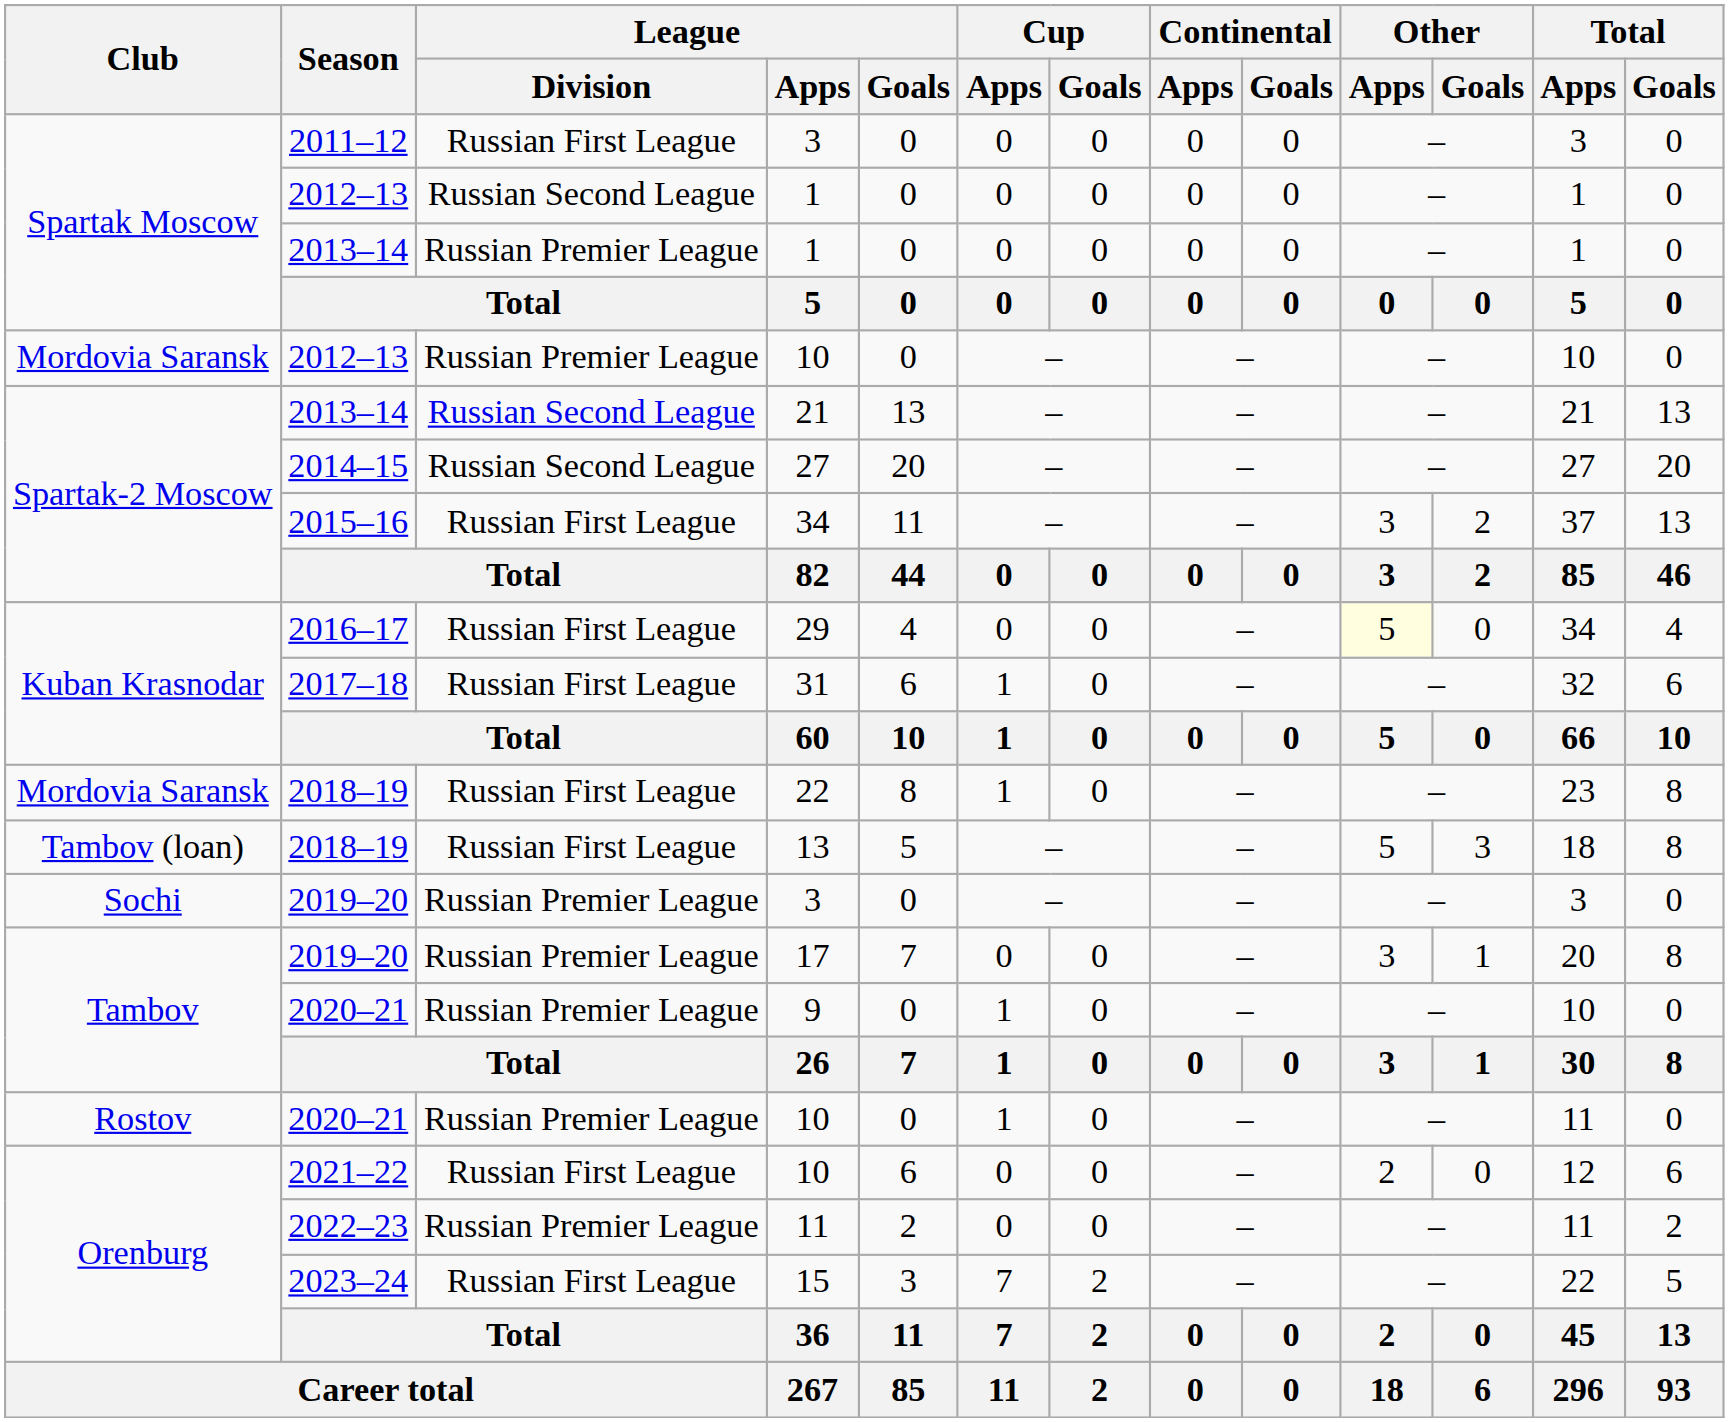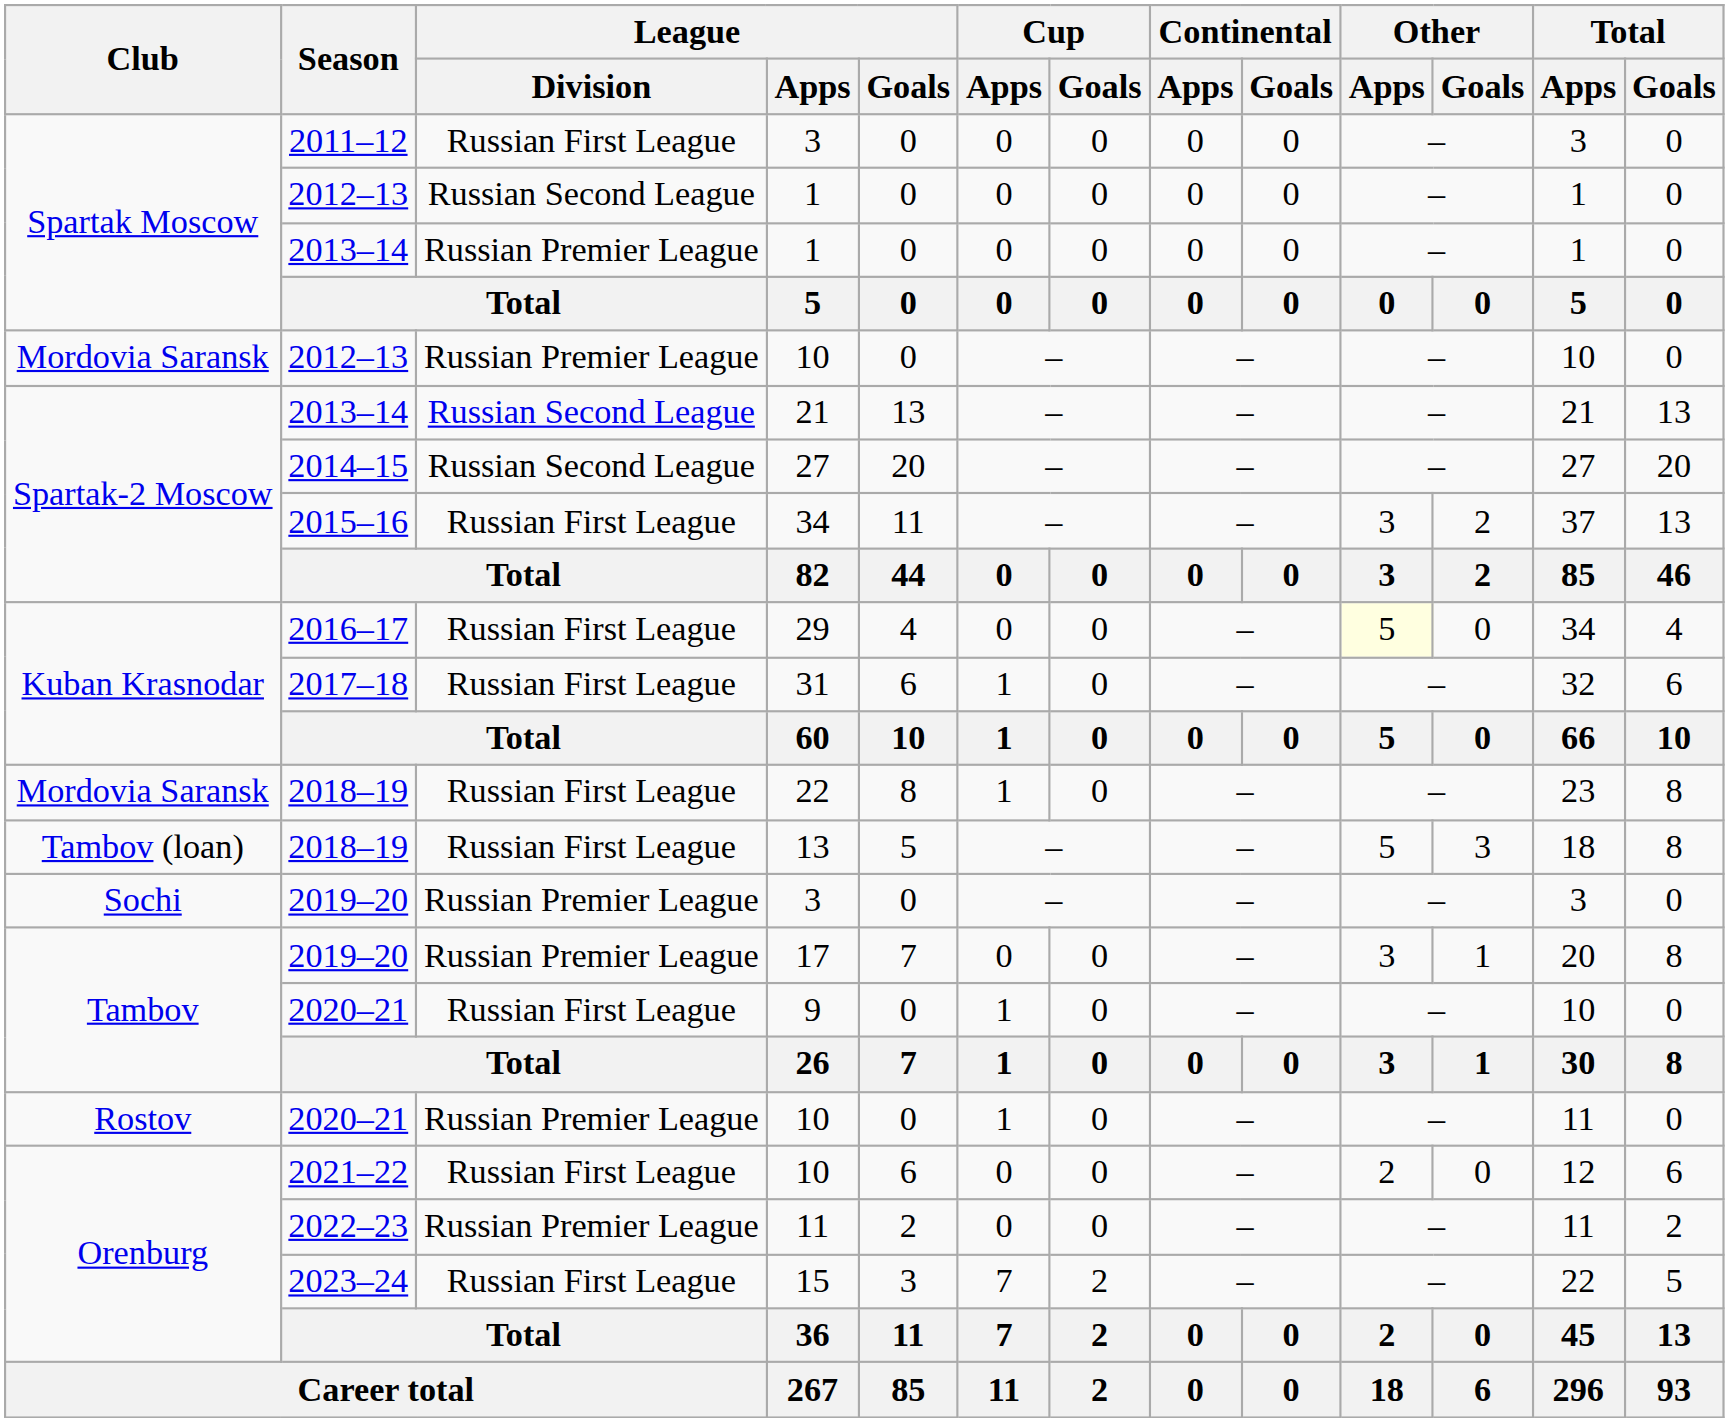(591, 1009) Russian Premier League -> (591, 1009) Russian First League
